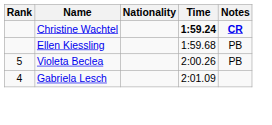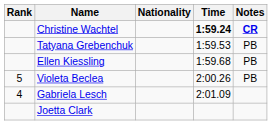+ row: (85, 45)
+ row: (65, 111)
